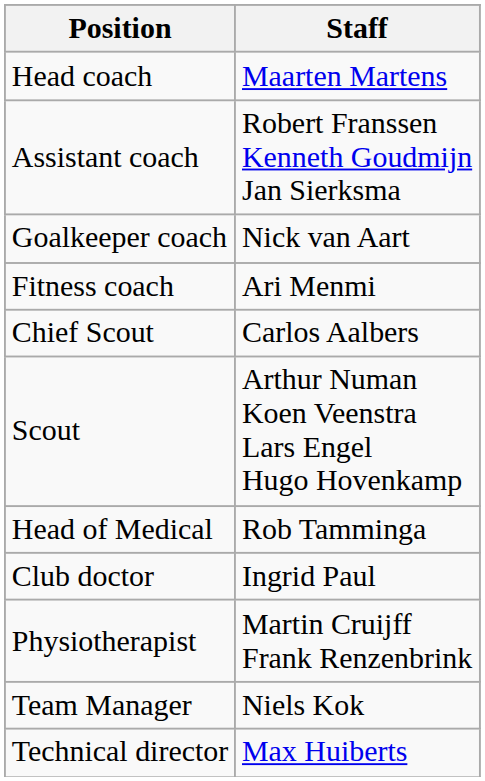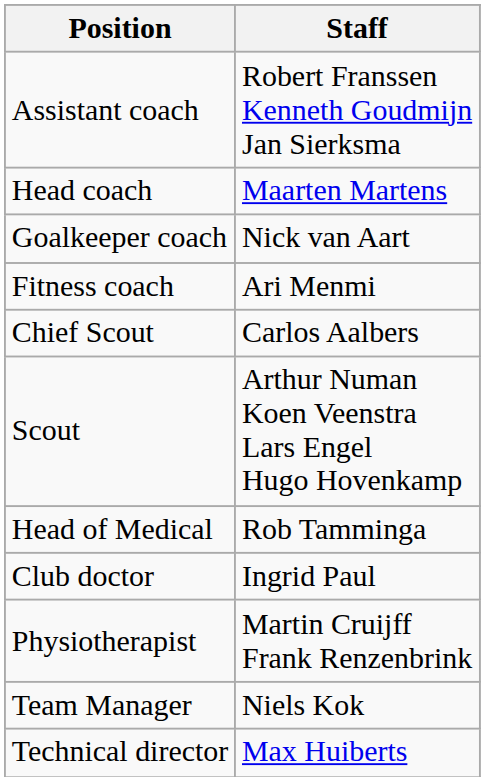rows swapped: (82, 75) <-> (105, 156)
